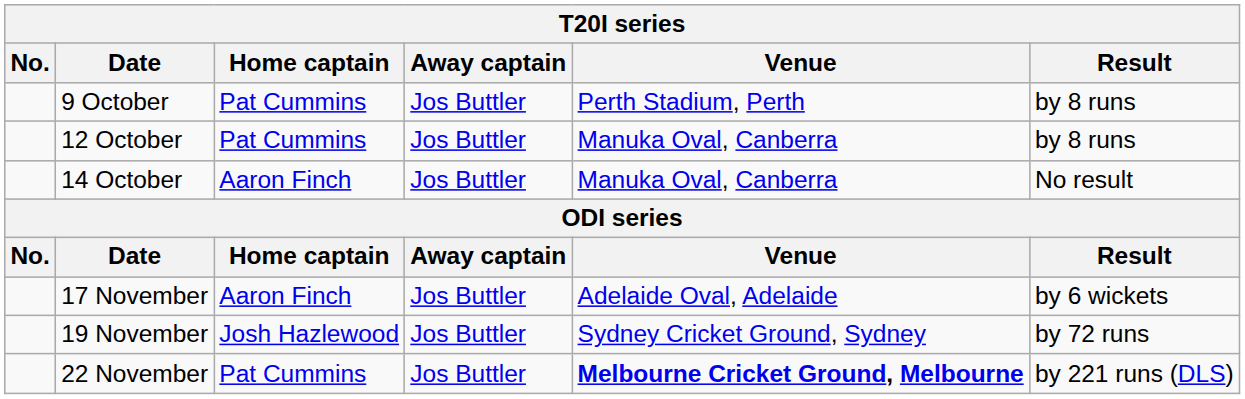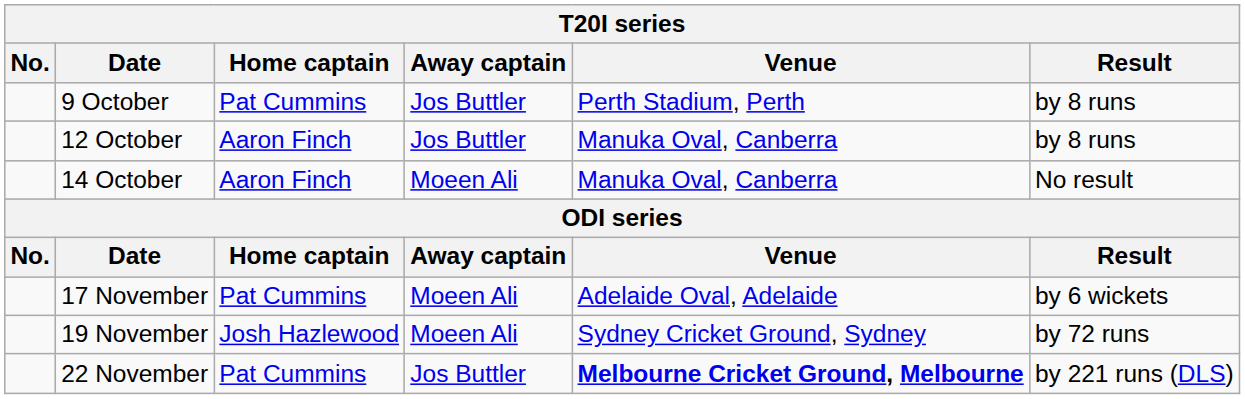(293, 140) Pat Cummins -> (285, 140) Aaron Finch
(468, 179) Jos Buttler -> (464, 179) Moeen Ali
(285, 295) Aaron Finch -> (293, 295) Pat Cummins
(468, 295) Jos Buttler -> (464, 295) Moeen Ali
(468, 334) Jos Buttler -> (464, 334) Moeen Ali
